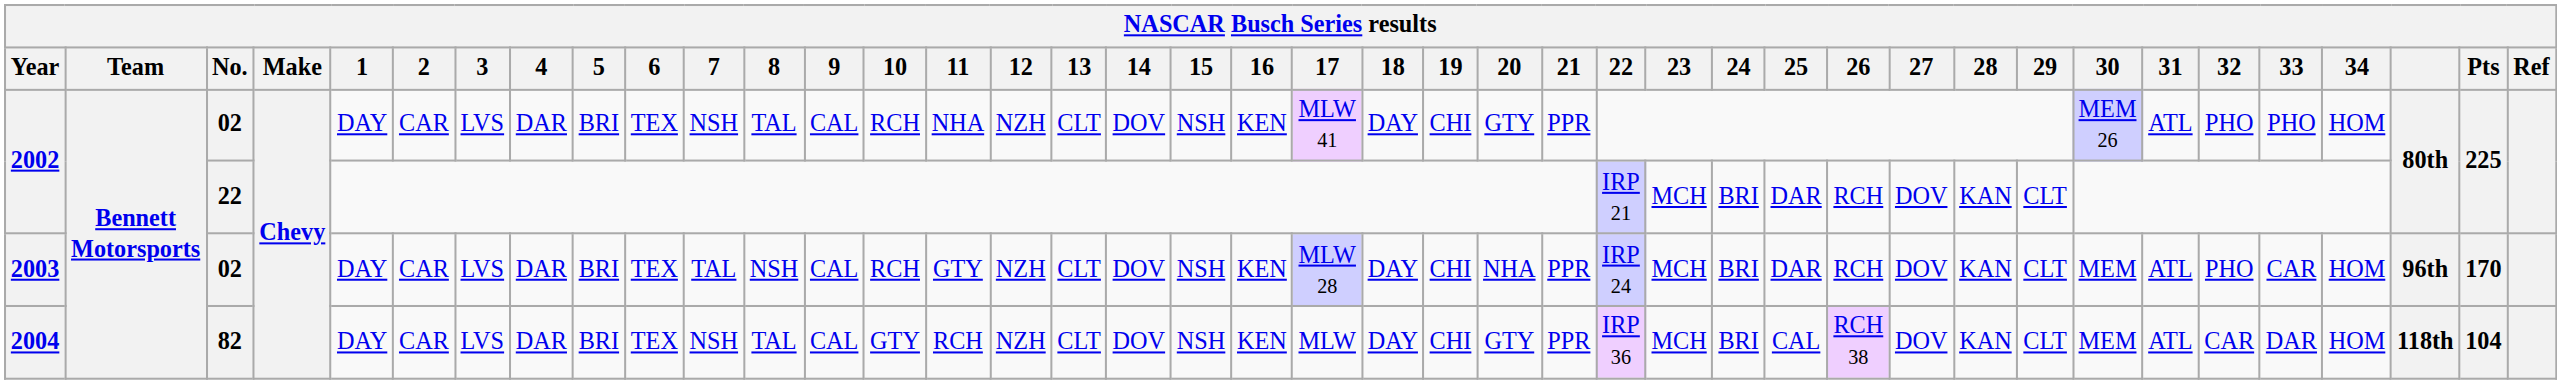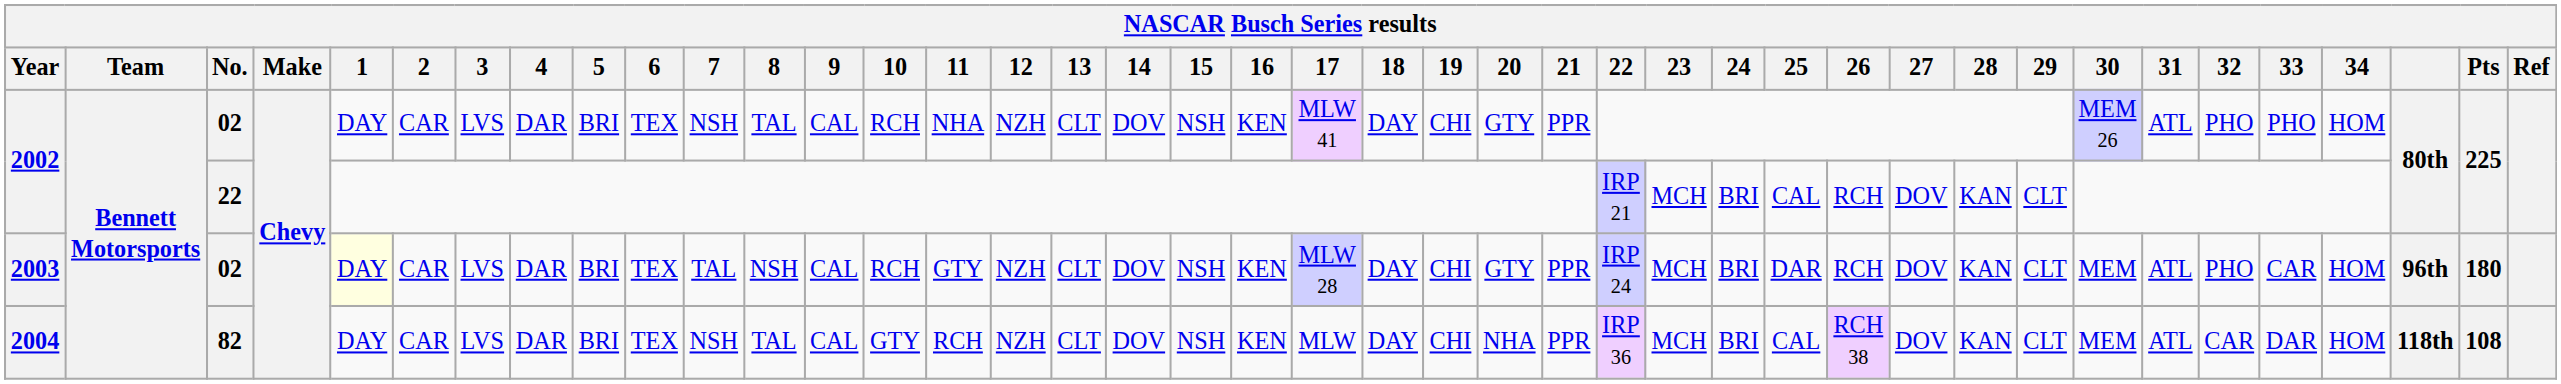(1796, 196) DAR -> (1796, 196) CAL
(362, 269) no background -> (362, 269) lightyellow background
(1509, 269) NHA -> (1509, 269) GTY
(2483, 269) 170 -> (2483, 269) 180
(1509, 341) GTY -> (1509, 341) NHA
(2483, 341) 104 -> (2483, 341) 108
